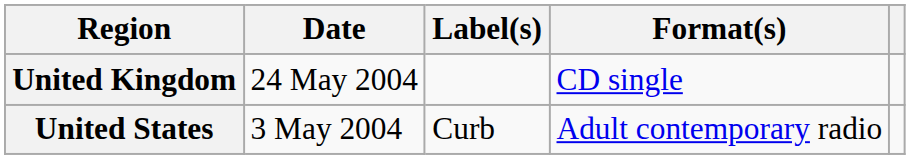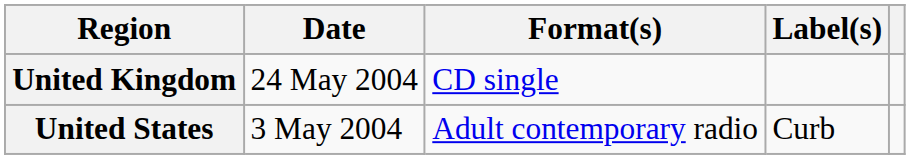columns swapped: (719, 29) <-> (487, 29)
